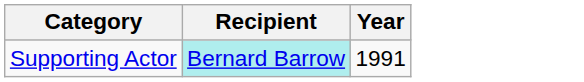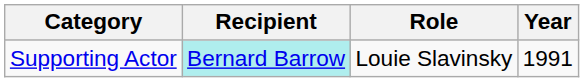+ column: (434, 22)
